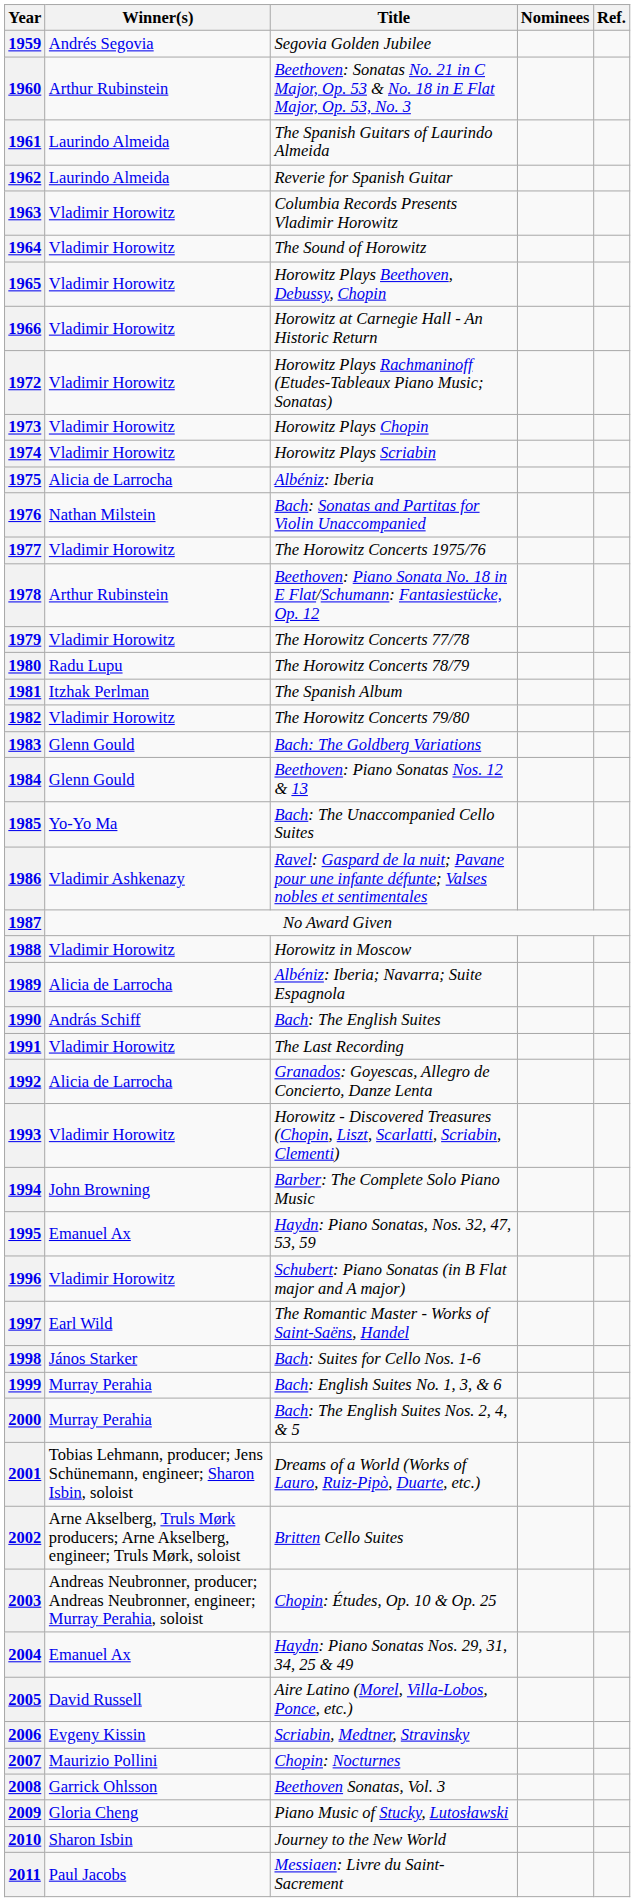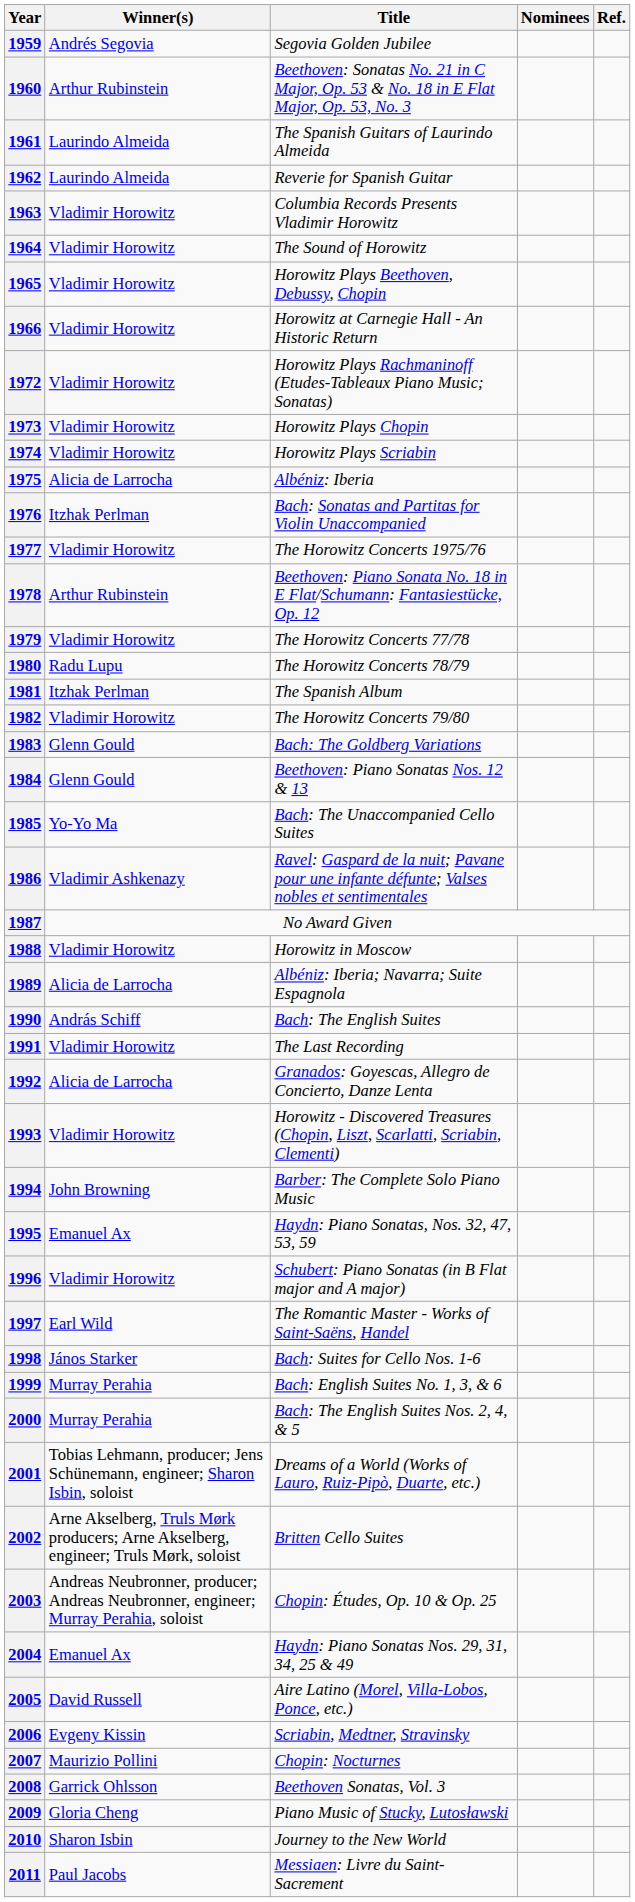(102, 514) Nathan Milstein -> (99, 514) Itzhak Perlman
